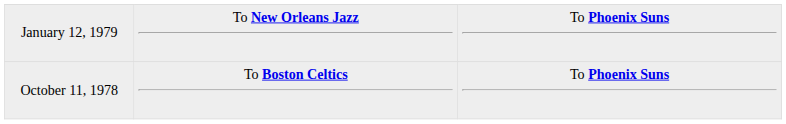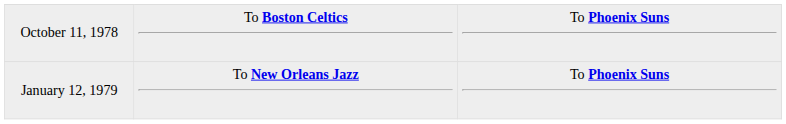rows swapped: (69, 90) <-> (69, 33)
